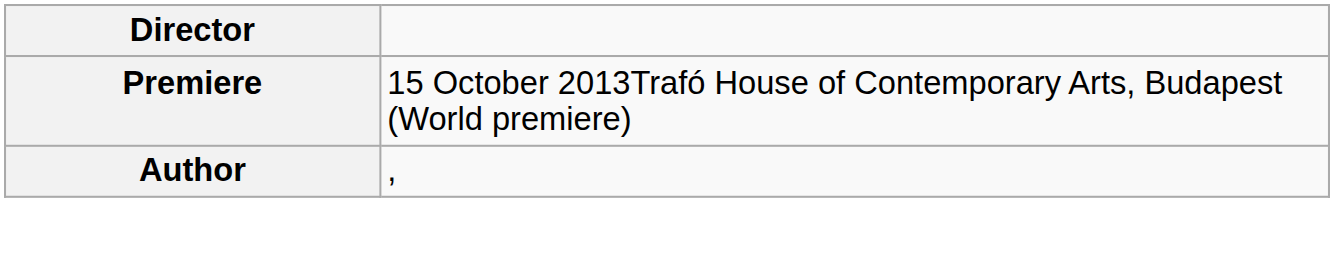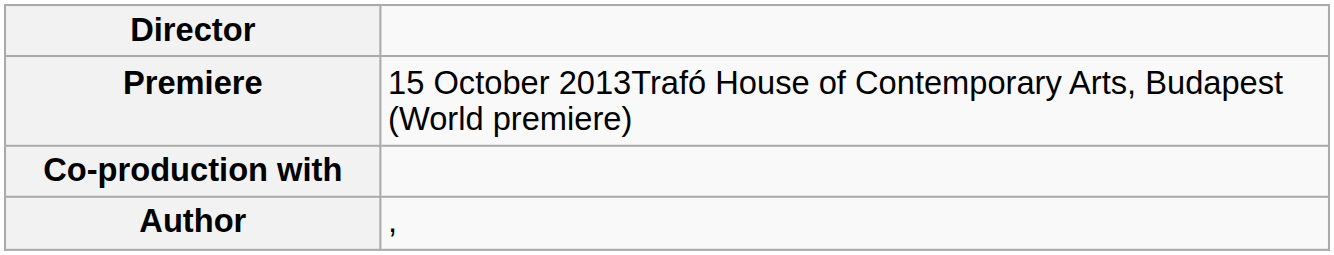+ row: (193, 170)
